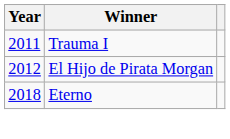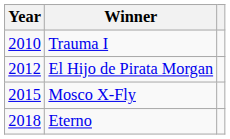(24, 43) 2011 -> (25, 43) 2010
+ row: (92, 95)
